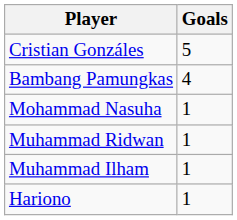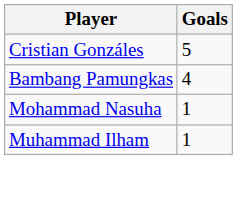- row: (86, 139)
- row: (40, 199)
